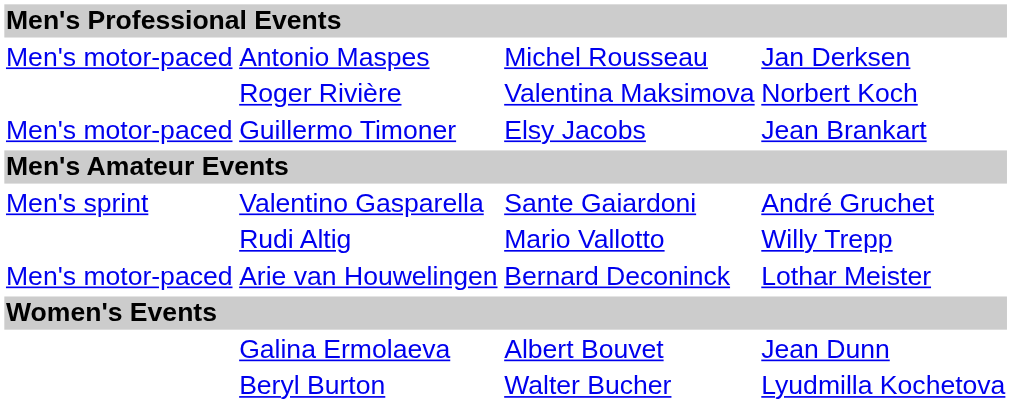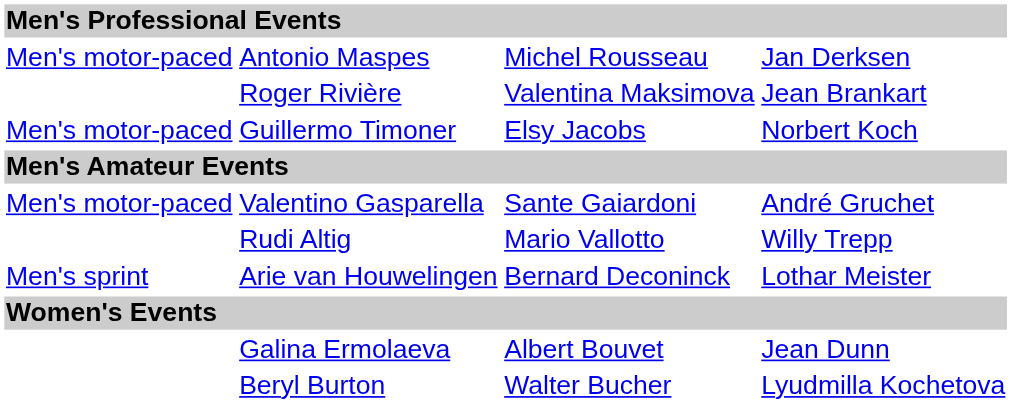(840, 93) Norbert Koch -> (844, 93) Jean Brankart
(844, 130) Jean Brankart -> (840, 130) Norbert Koch
(77, 203) Men's sprint -> (119, 203) Men's motor-paced
(119, 276) Men's motor-paced -> (77, 276) Men's sprint
